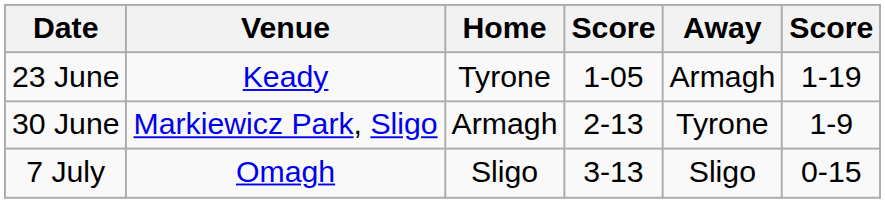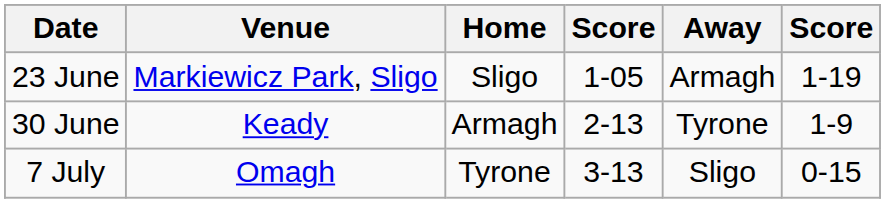(286, 76) Keady -> (286, 76) Markiewicz Park, Sligo
(505, 76) Tyrone -> (505, 76) Sligo
(286, 124) Markiewicz Park, Sligo -> (286, 124) Keady
(505, 172) Sligo -> (505, 172) Tyrone
